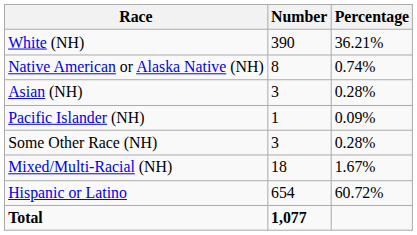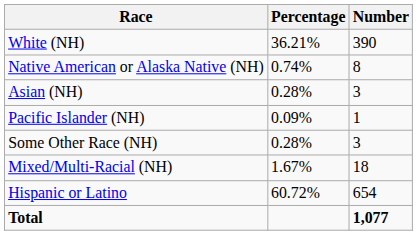columns swapped: (299, 17) <-> (372, 17)
